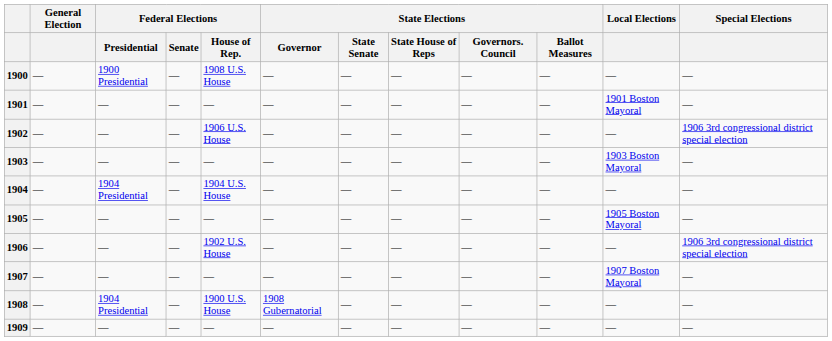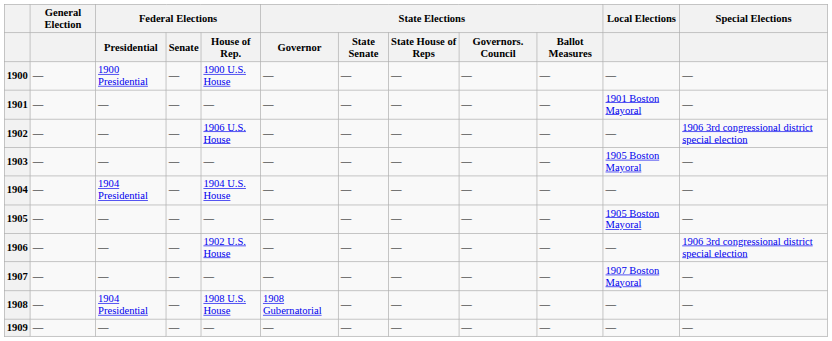(225, 76) 1908 U.S. House -> (225, 76) 1900 U.S. House
(632, 161) 1903 Boston Mayoral -> (632, 161) 1905 Boston Mayoral
(225, 305) 1900 U.S. House -> (225, 305) 1908 U.S. House
